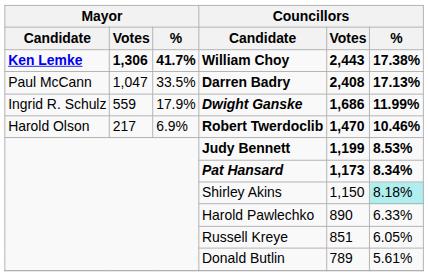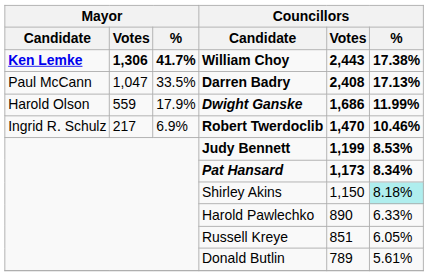(57, 104) Ingrid R. Schulz -> (49, 104) Harold Olson
(49, 126) Harold Olson -> (57, 126) Ingrid R. Schulz
